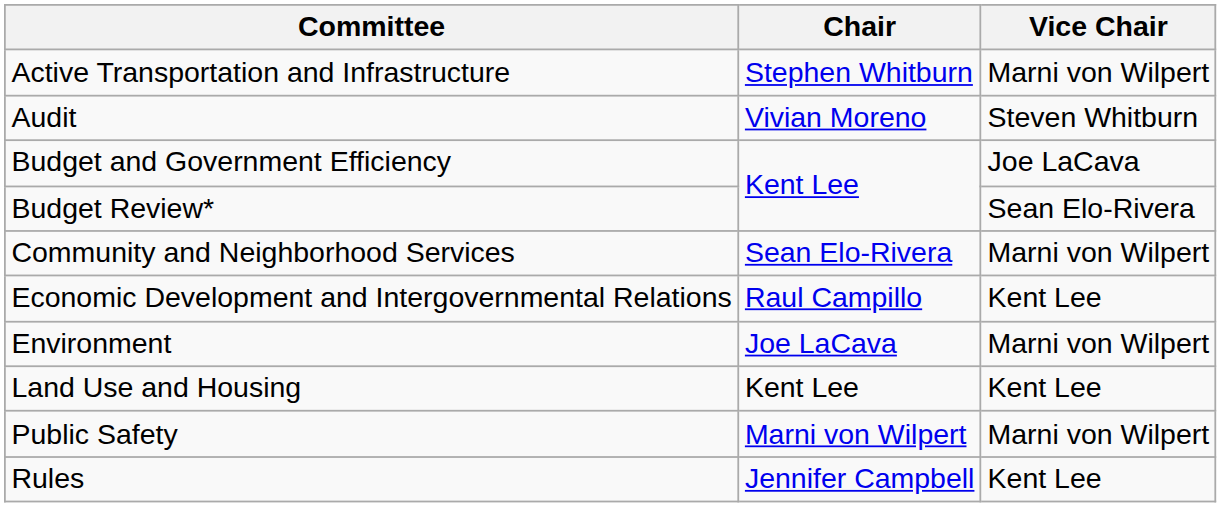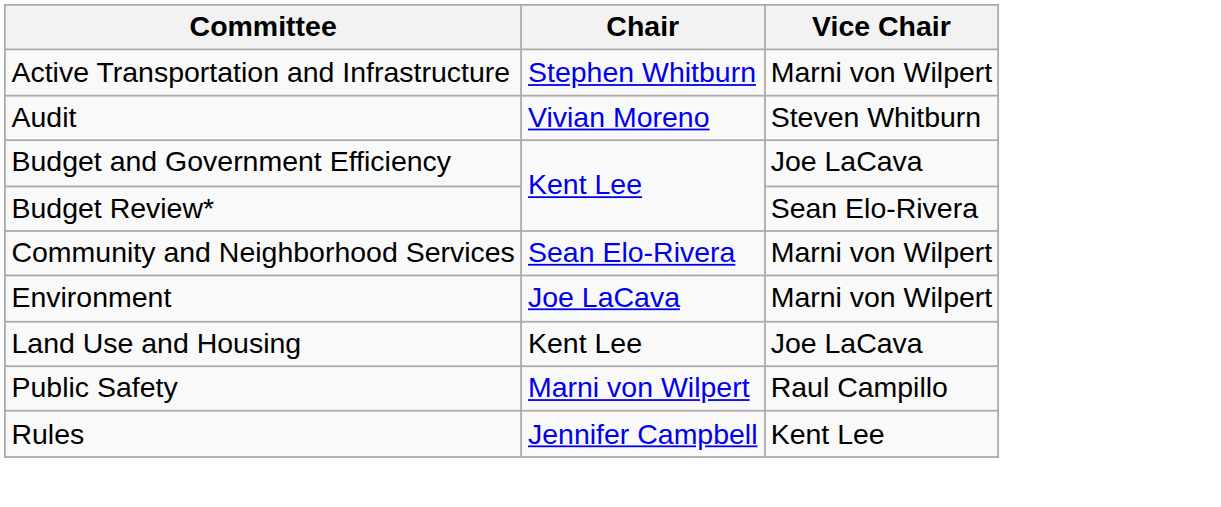- row: (372, 298)
(1045, 388) Kent Lee -> (847, 343) Joe LaCava
(1098, 433) Marni von Wilpert -> (859, 388) Raul Campillo
